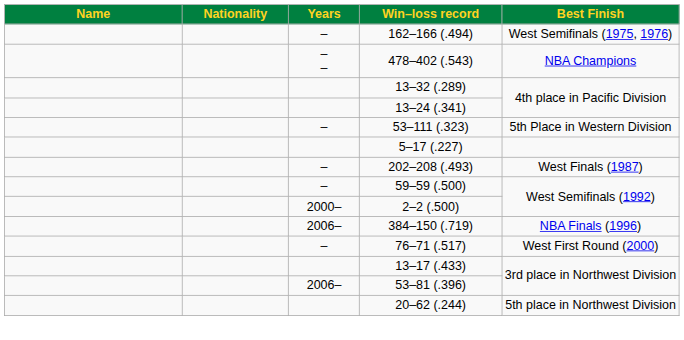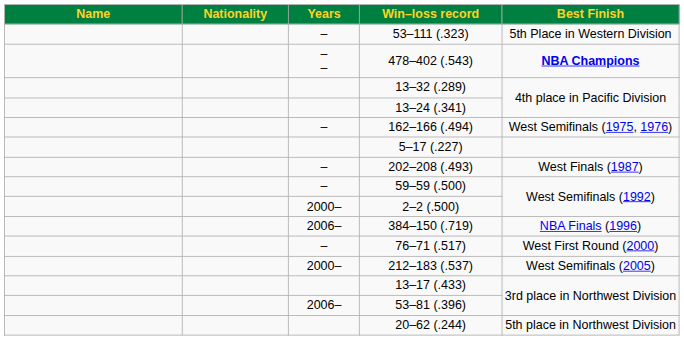rows swapped: (431, 127) <-> (431, 34)
(591, 61) normal -> (591, 61) bold
+ row: (431, 265)
